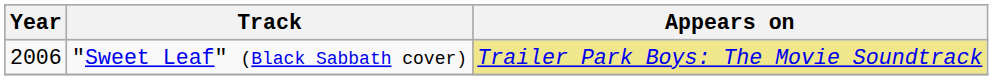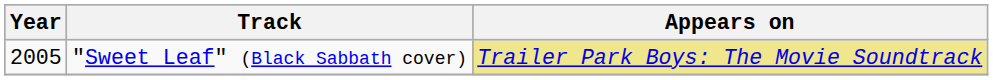(36, 58) 2006 -> (36, 58) 2005
